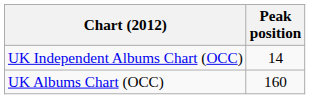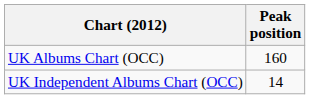rows swapped: (125, 57) <-> (86, 81)
